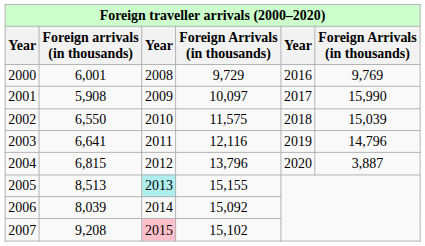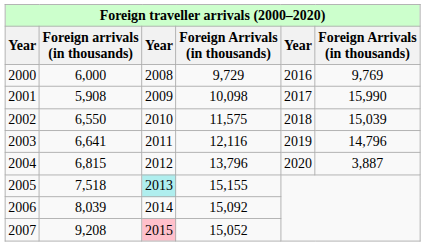(91, 75) 6,001 -> (91, 75) 6,000
(228, 97) 10,097 -> (228, 97) 10,098
(91, 185) 8,513 -> (91, 185) 7,518
(228, 229) 15,102 -> (228, 229) 15,052
